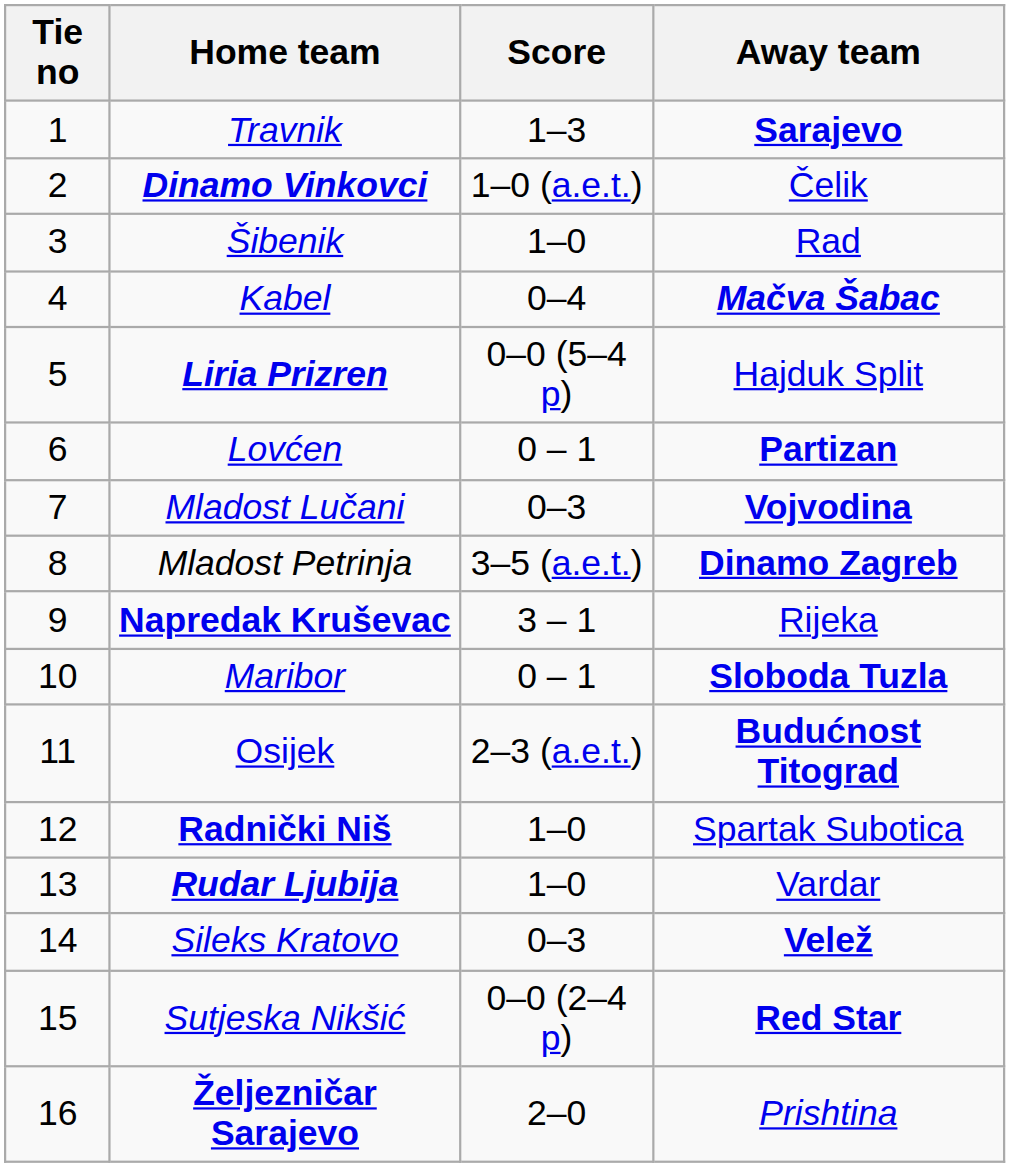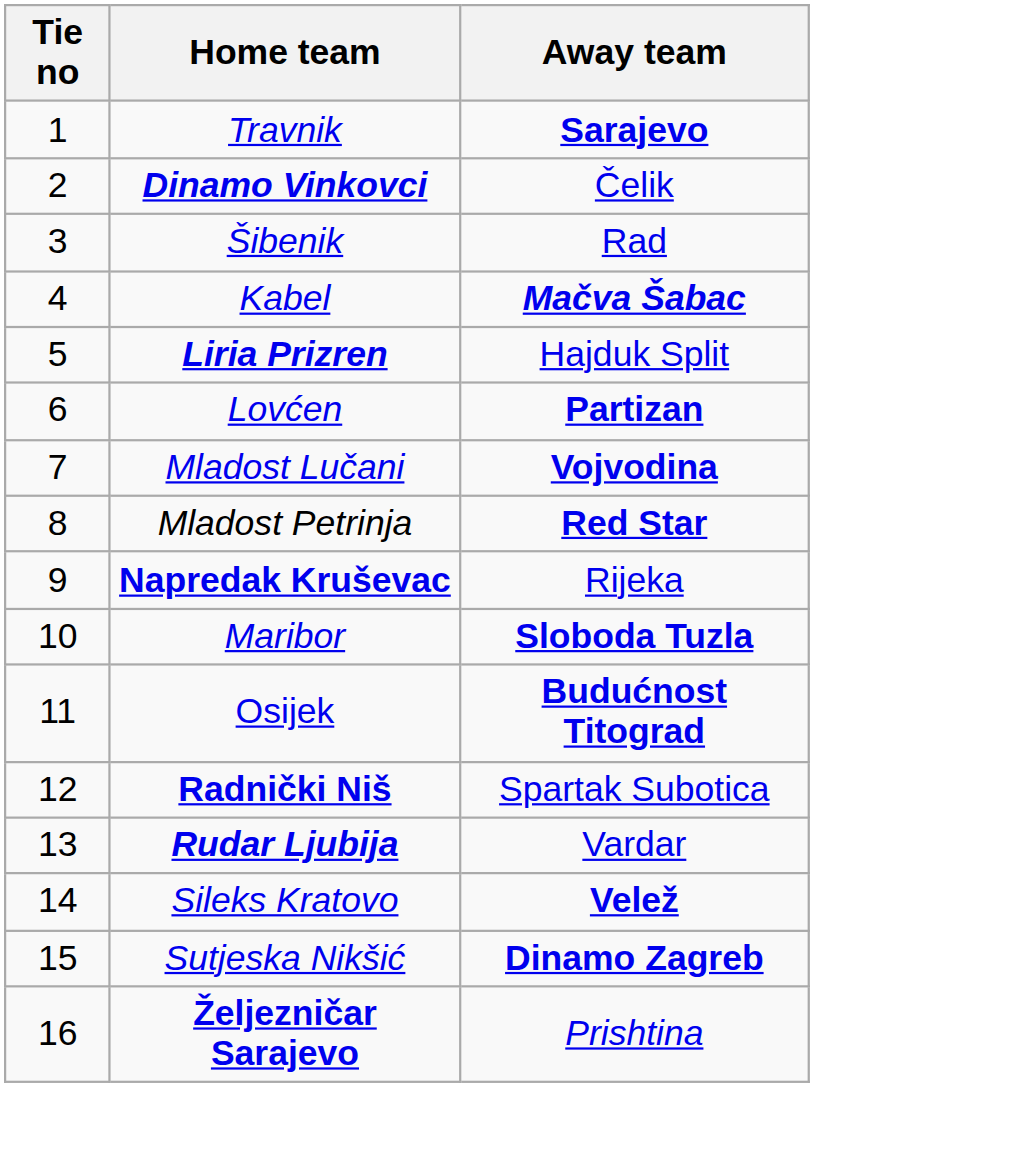- column: (557, 52)
(828, 563) Dinamo Zagreb -> (634, 523) Red Star
(828, 1017) Red Star -> (634, 957) Dinamo Zagreb
